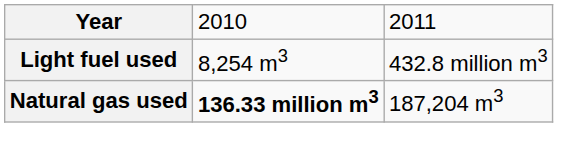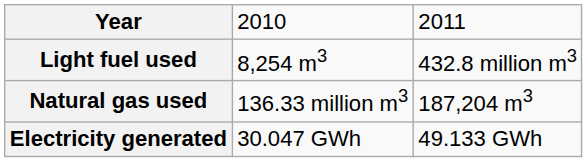(288, 101) bold -> (323, 101) normal
+ row: (118, 139)
